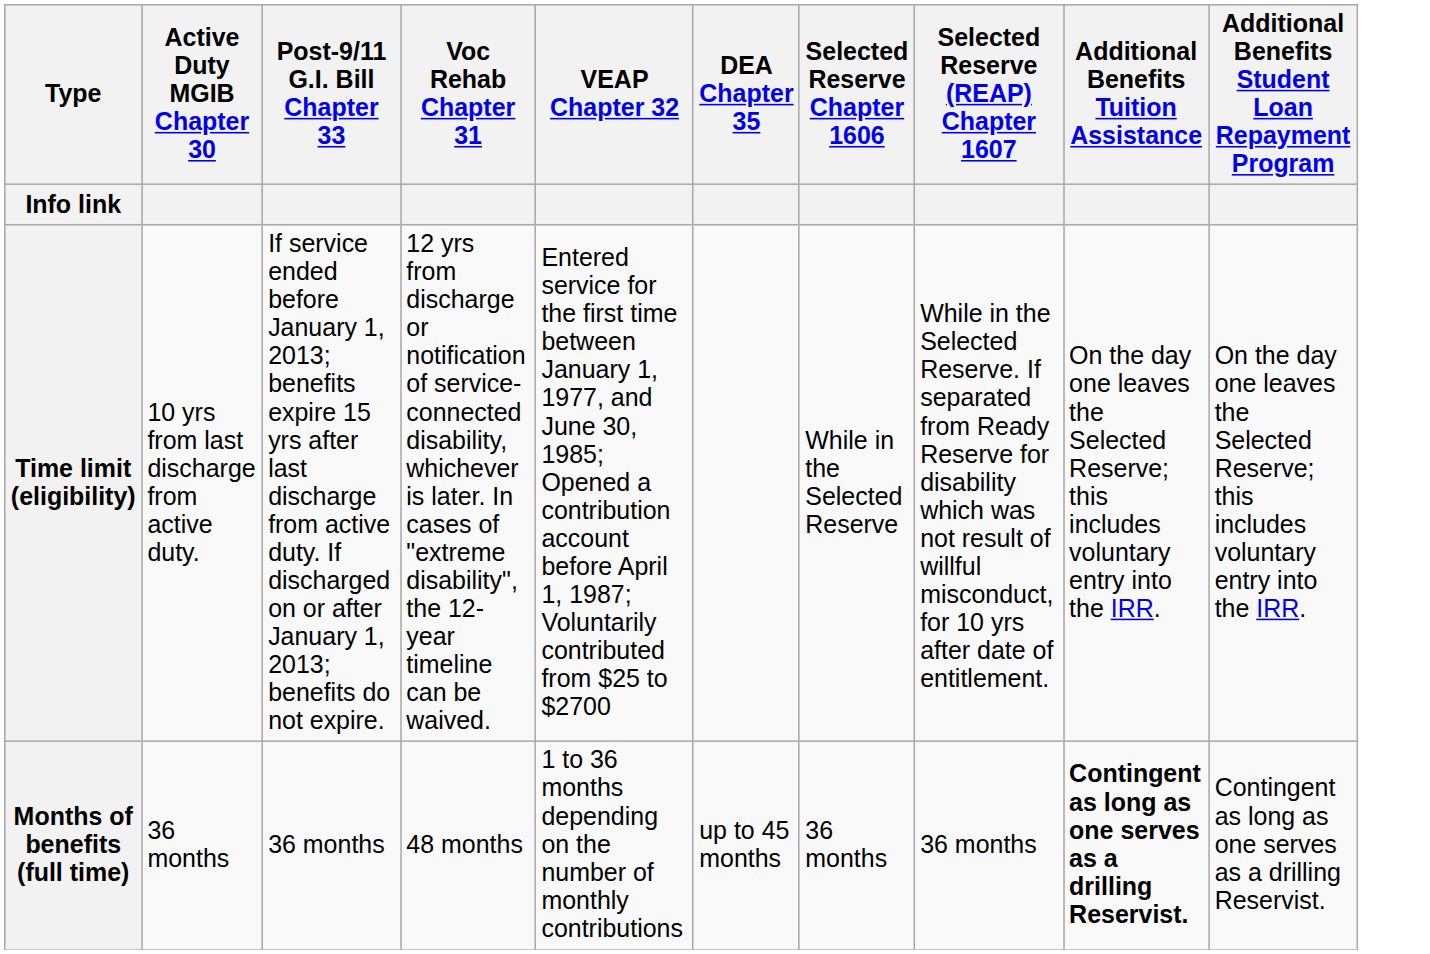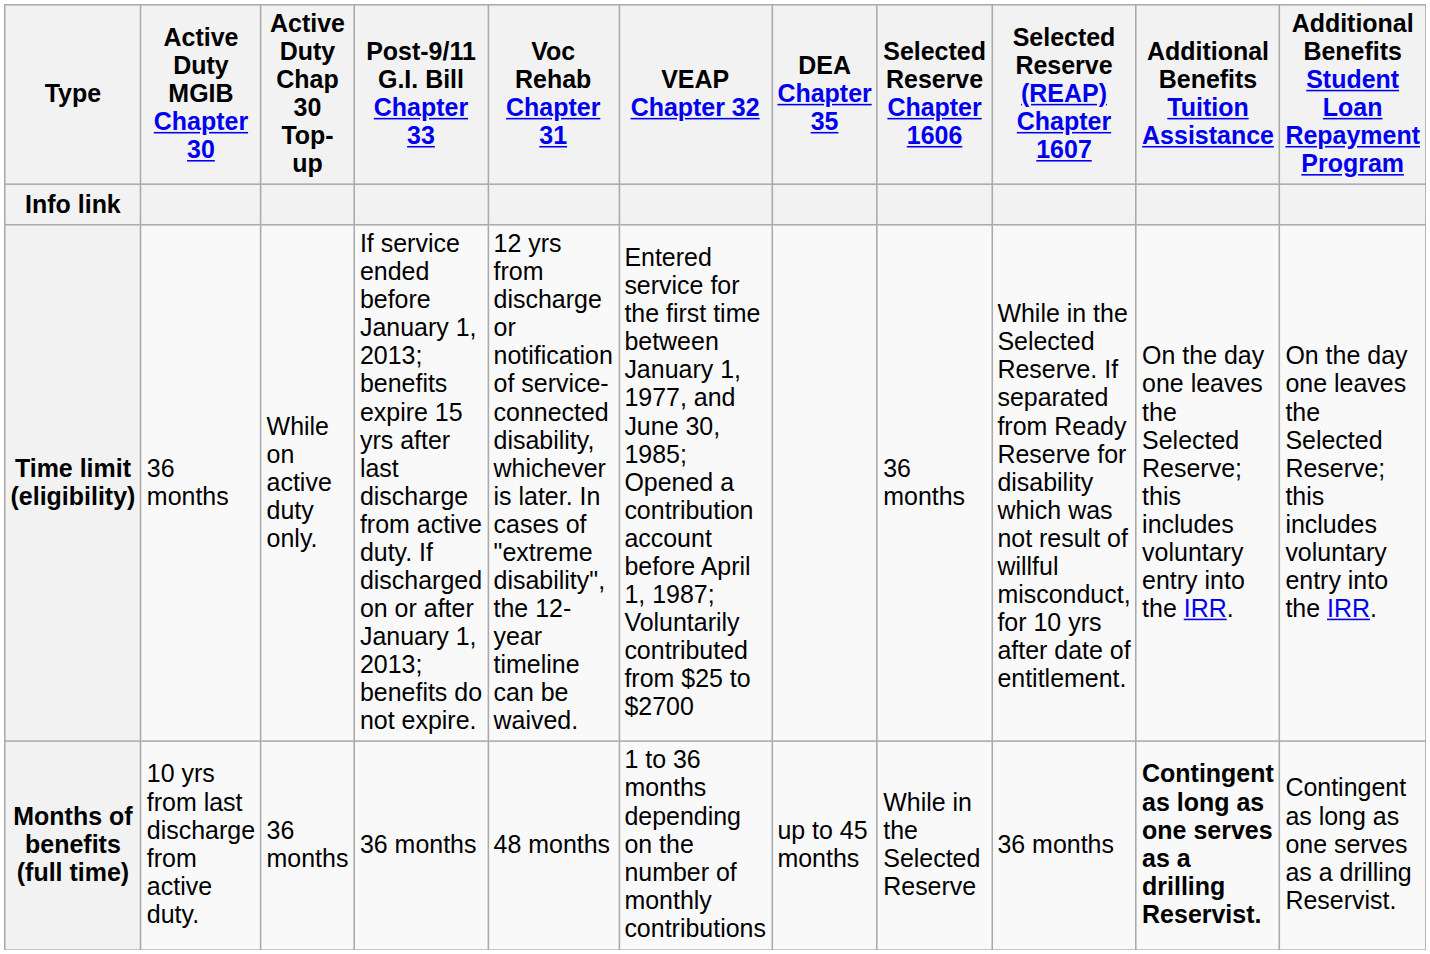+ column: (307, 205)
(202, 482) 10 yrs from last discharge from active duty. -> (188, 482) 36 months
(854, 482) While in the Selected Reserve -> (924, 482) 36 months
(188, 845) 36 months -> (201, 845) 10 yrs from last discharge from active duty.
(846, 845) 36 months -> (932, 845) While in the Selected Reserve
